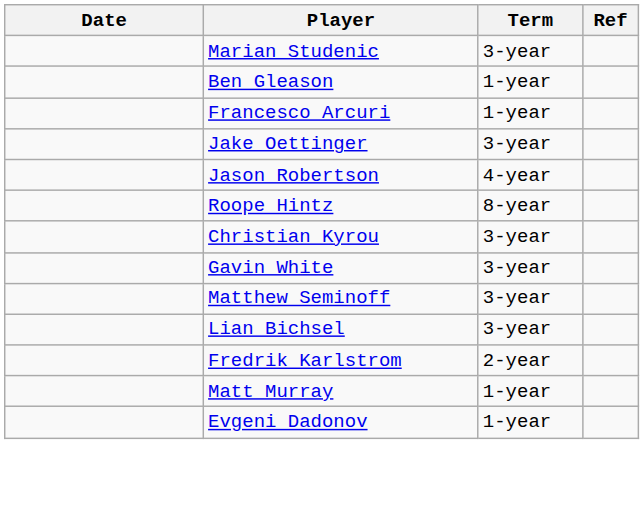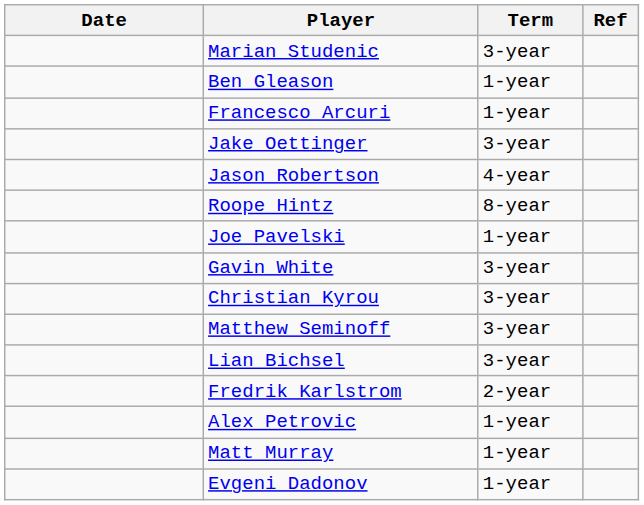+ row: (276, 237)
rows swapped: (271, 268) <-> (294, 237)
+ row: (282, 422)
